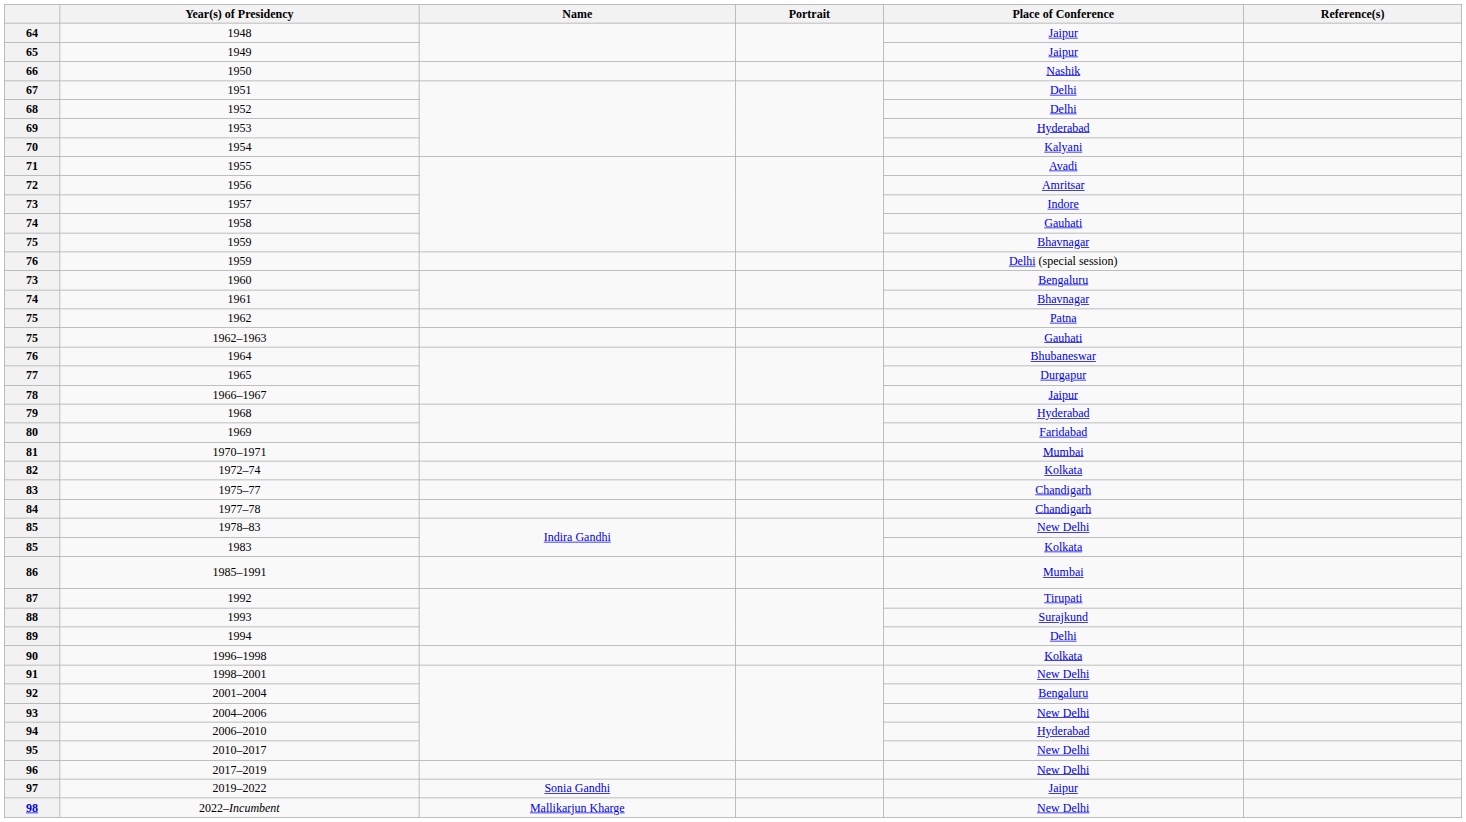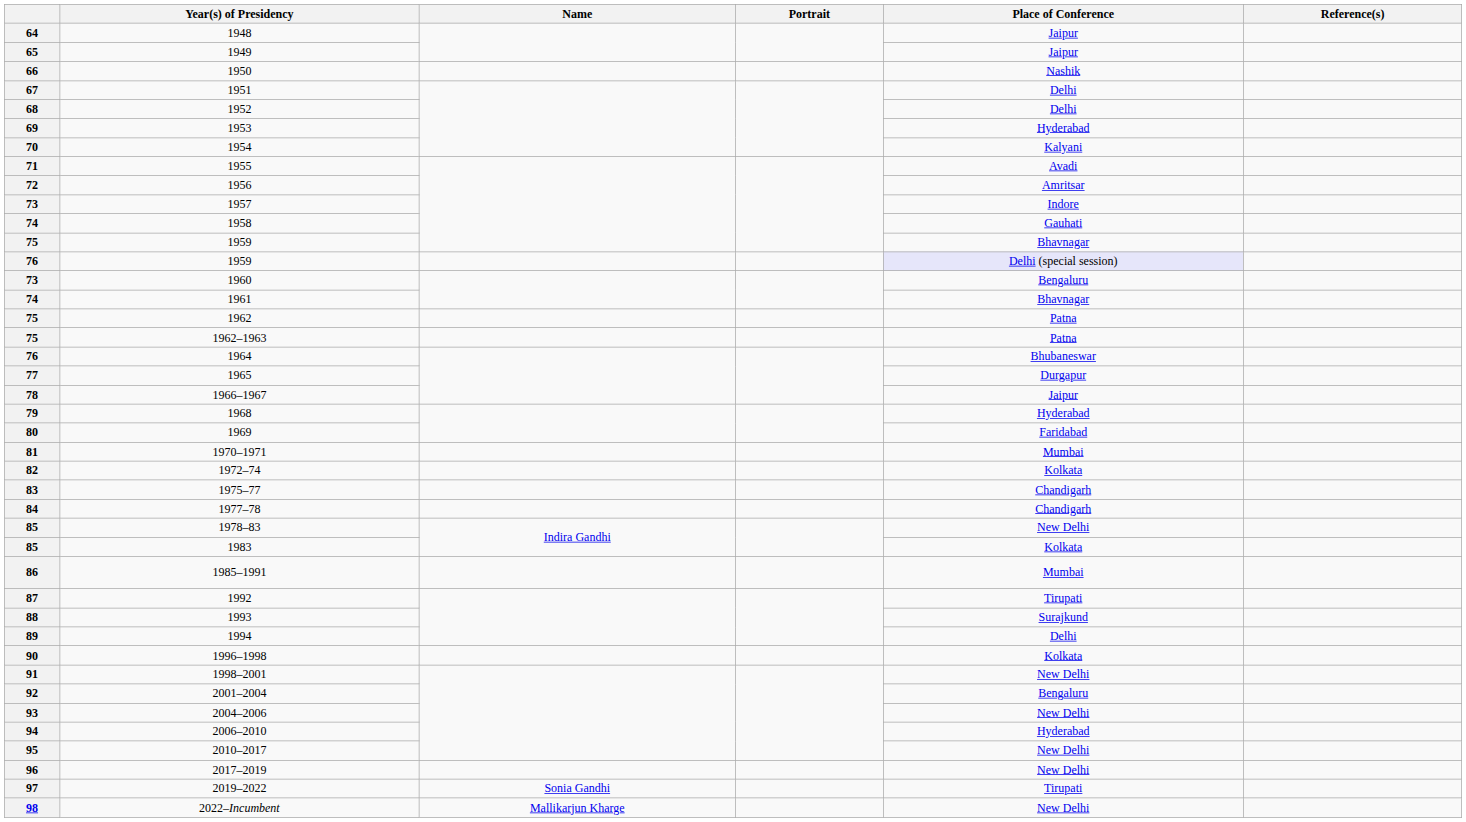(1063, 261) no background -> (1063, 261) lavender background
(1063, 337) Gauhati -> (1063, 337) Patna
(1063, 788) Jaipur -> (1063, 788) Tirupati
